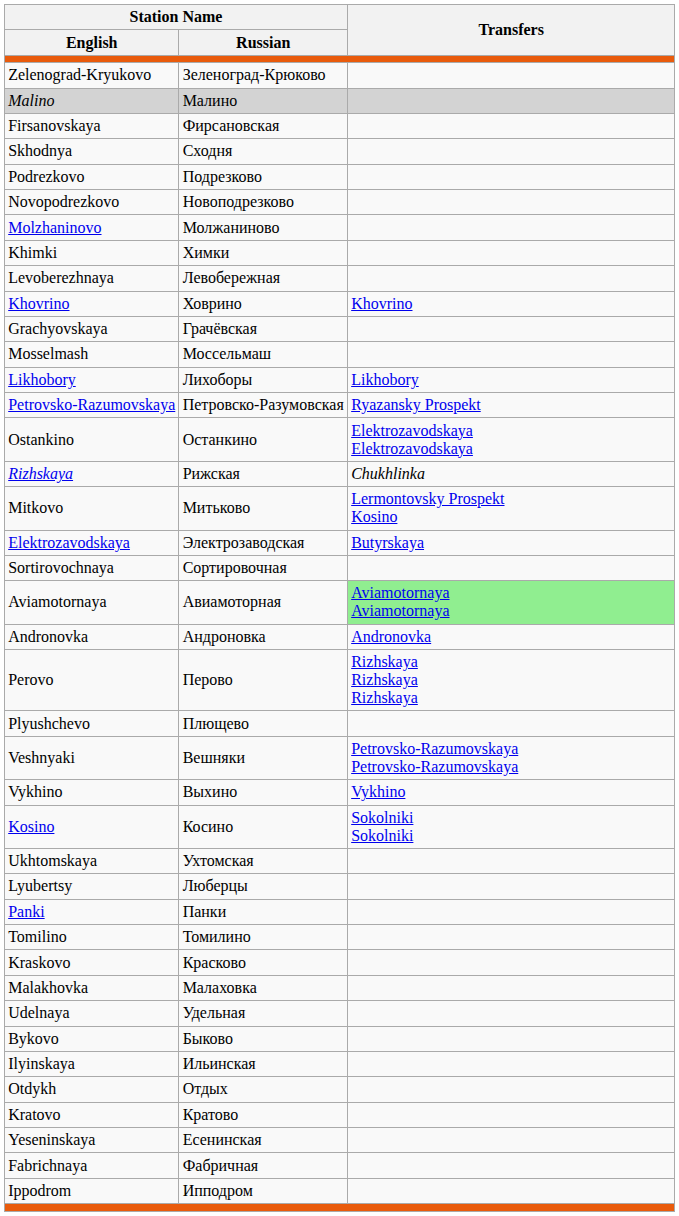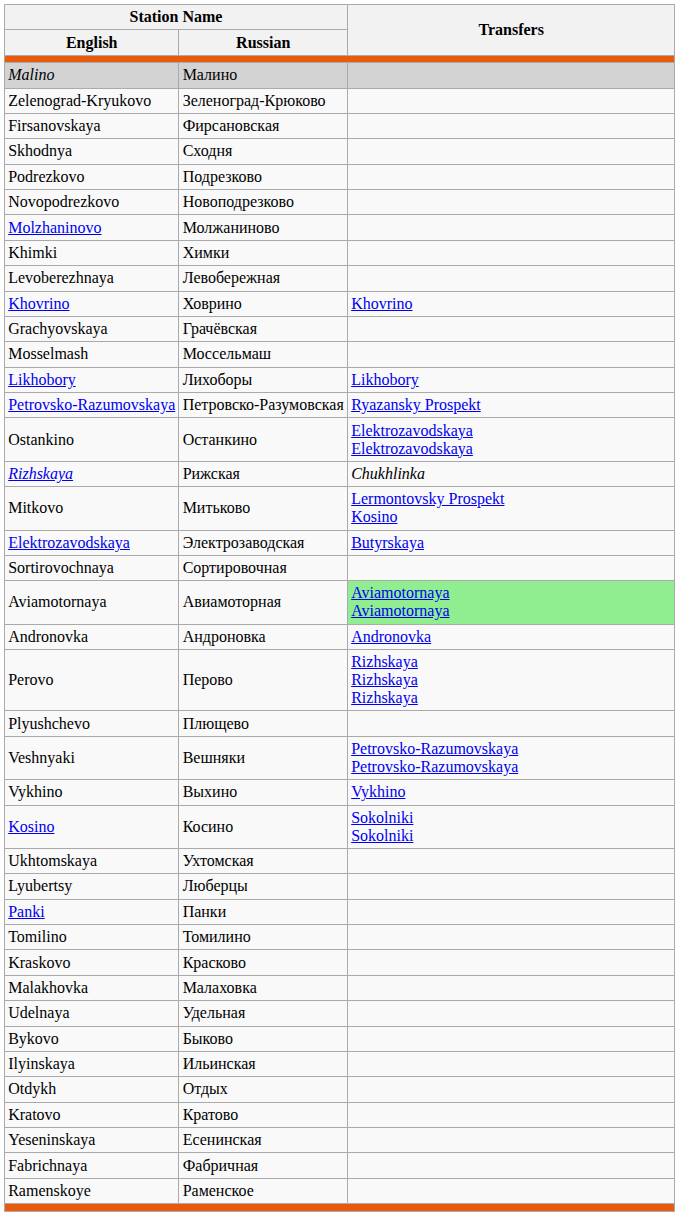rows swapped: (80, 75) <-> (31, 100)
+ row: (50, 1190)
- row: (40, 1190)
